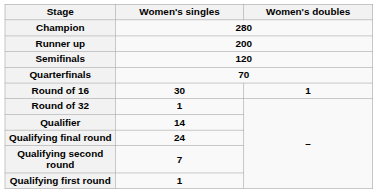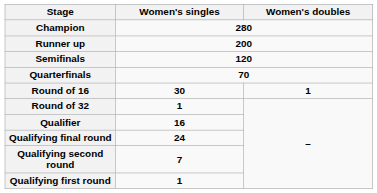(180, 122) 14 -> (180, 122) 16
